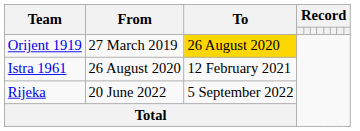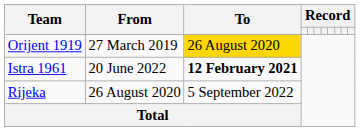(135, 68) 26 August 2020 -> (127, 68) 20 June 2022
(239, 68) normal -> (242, 68) bold
(127, 92) 20 June 2022 -> (135, 92) 26 August 2020
